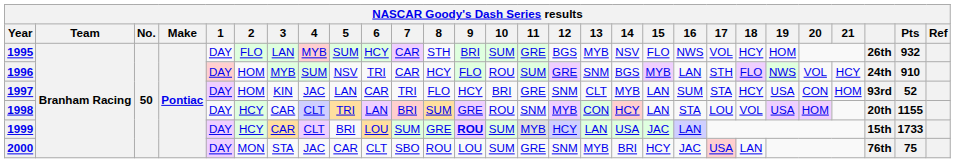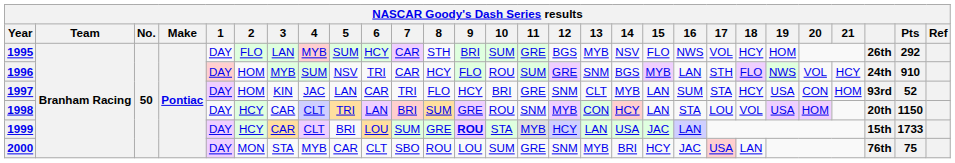(910, 52) 932 -> (910, 52) 292
(910, 110) 1155 -> (910, 110) 1150
(502, 129) SUM -> (502, 129) STA
(314, 148) JAC -> (314, 148) MYB
